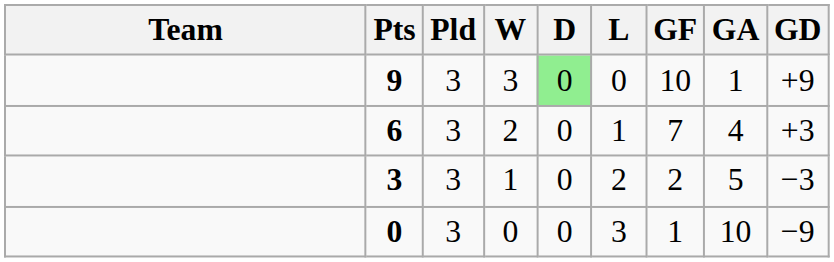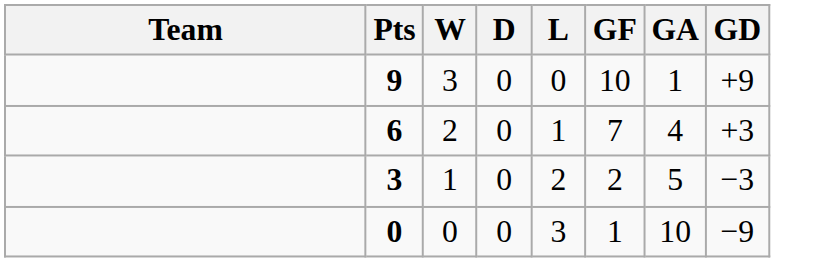- column: (453, 29)
(565, 79) lightgreen background -> (504, 79) no background
